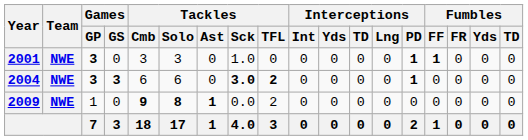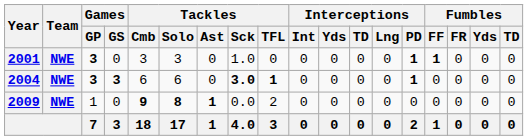(273, 81) 2 -> (273, 81) 1
